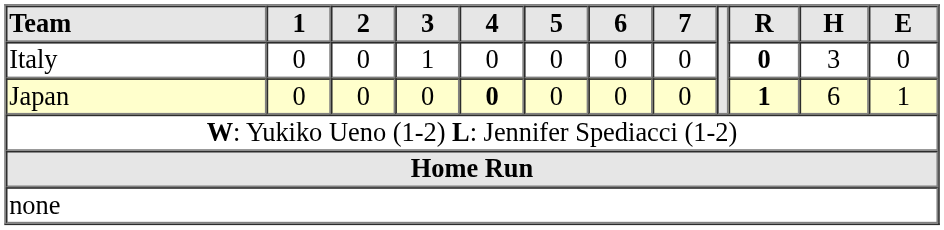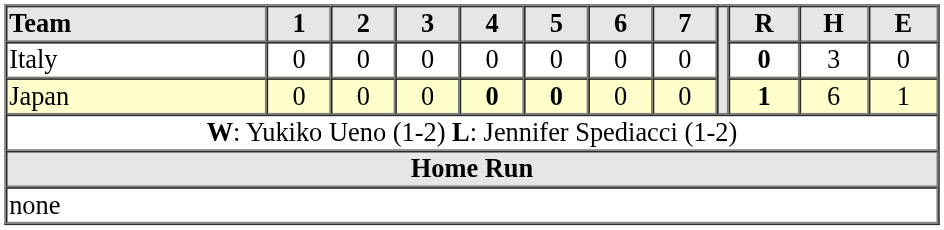(428, 59) 1 -> (428, 59) 0
(556, 96) normal -> (556, 96) bold
